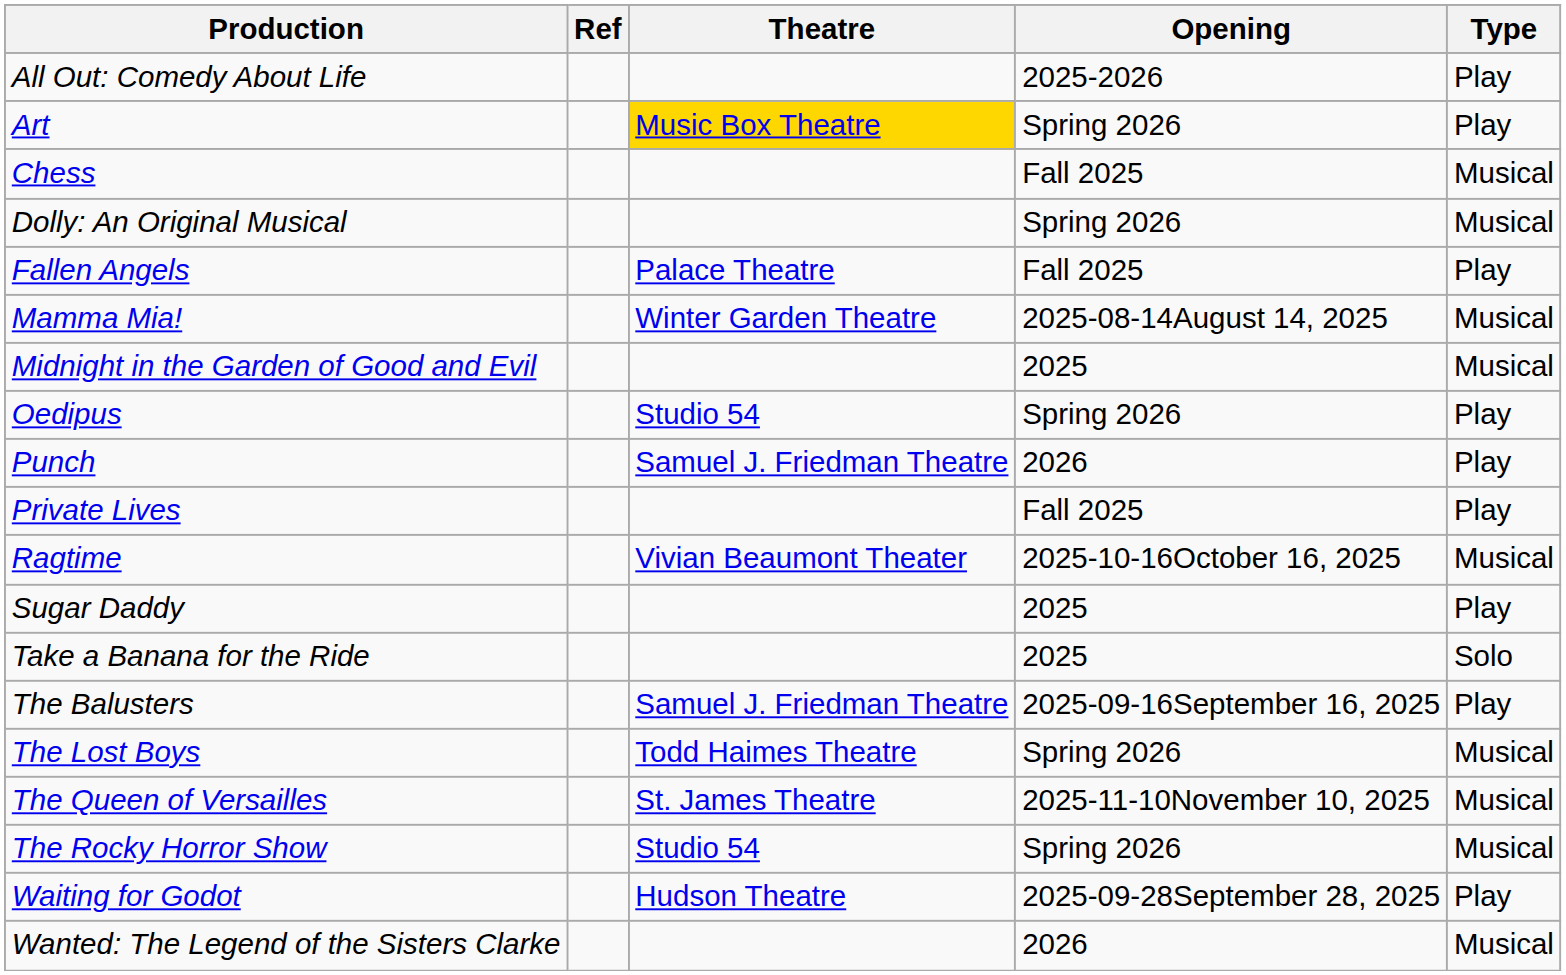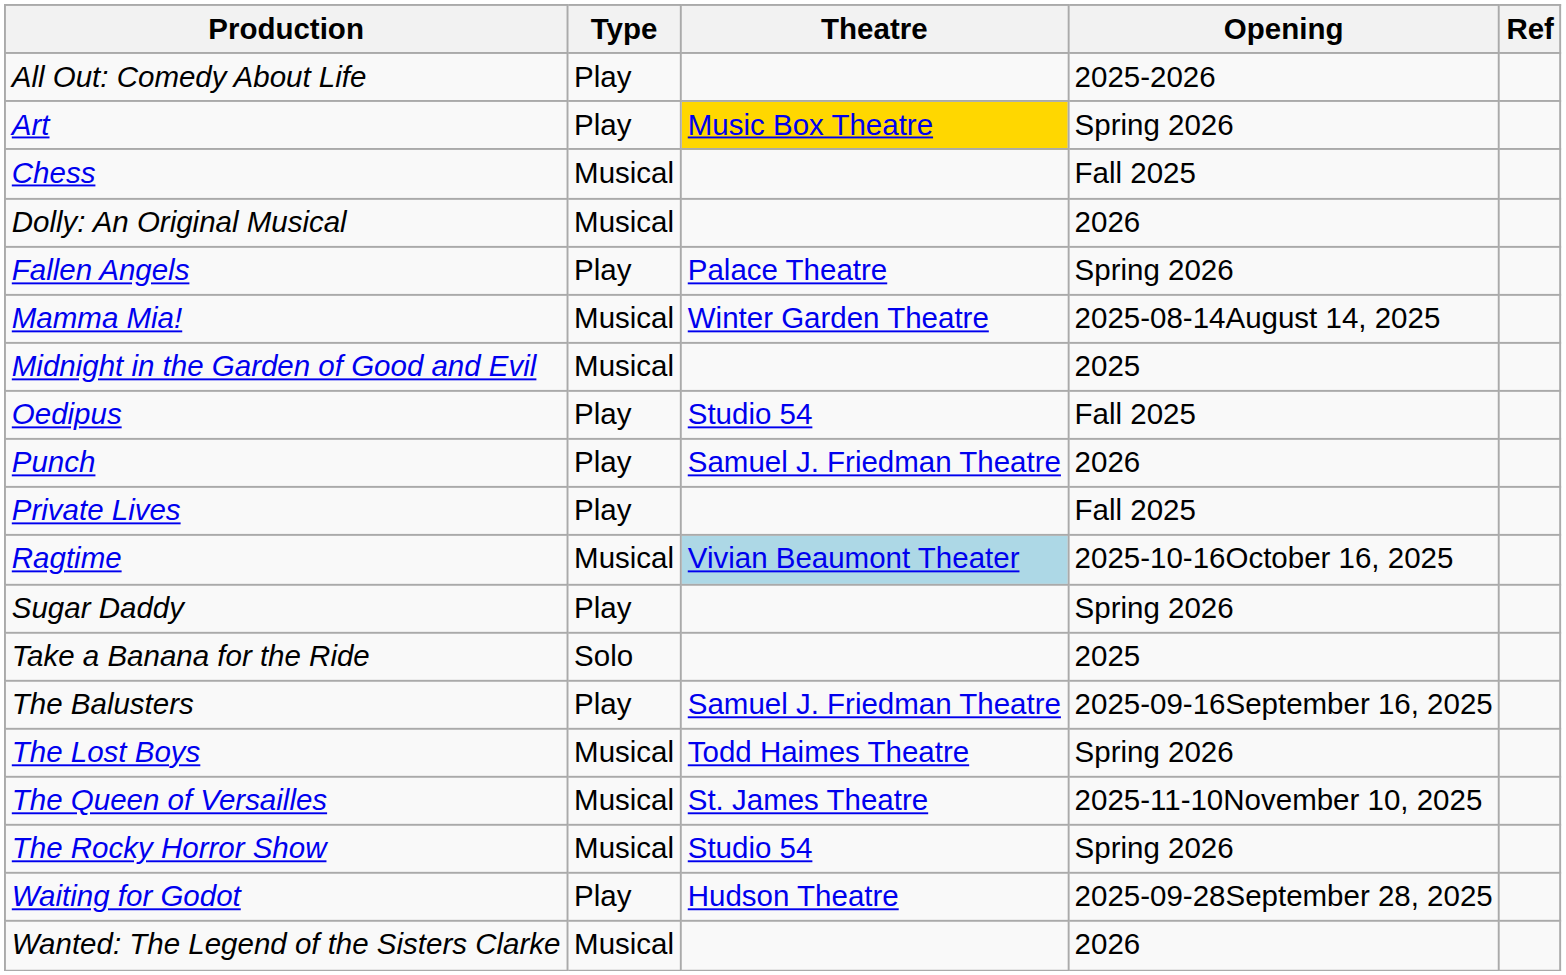columns swapped: (1504, 28) <-> (598, 28)
(1102, 221) Spring 2026 -> (1107, 221) 2026
(1083, 270) Fall 2025 -> (1154, 270) Spring 2026
(1102, 414) Spring 2026 -> (1135, 414) Fall 2025
(801, 559) no background -> (854, 559) lightblue background
(1055, 607) 2025 -> (1154, 607) Spring 2026
